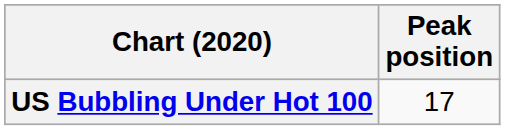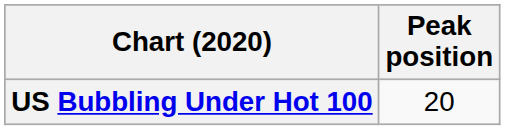(439, 101) 17 -> (439, 101) 20
